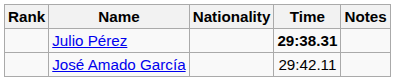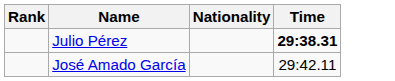- column: (366, 17)
